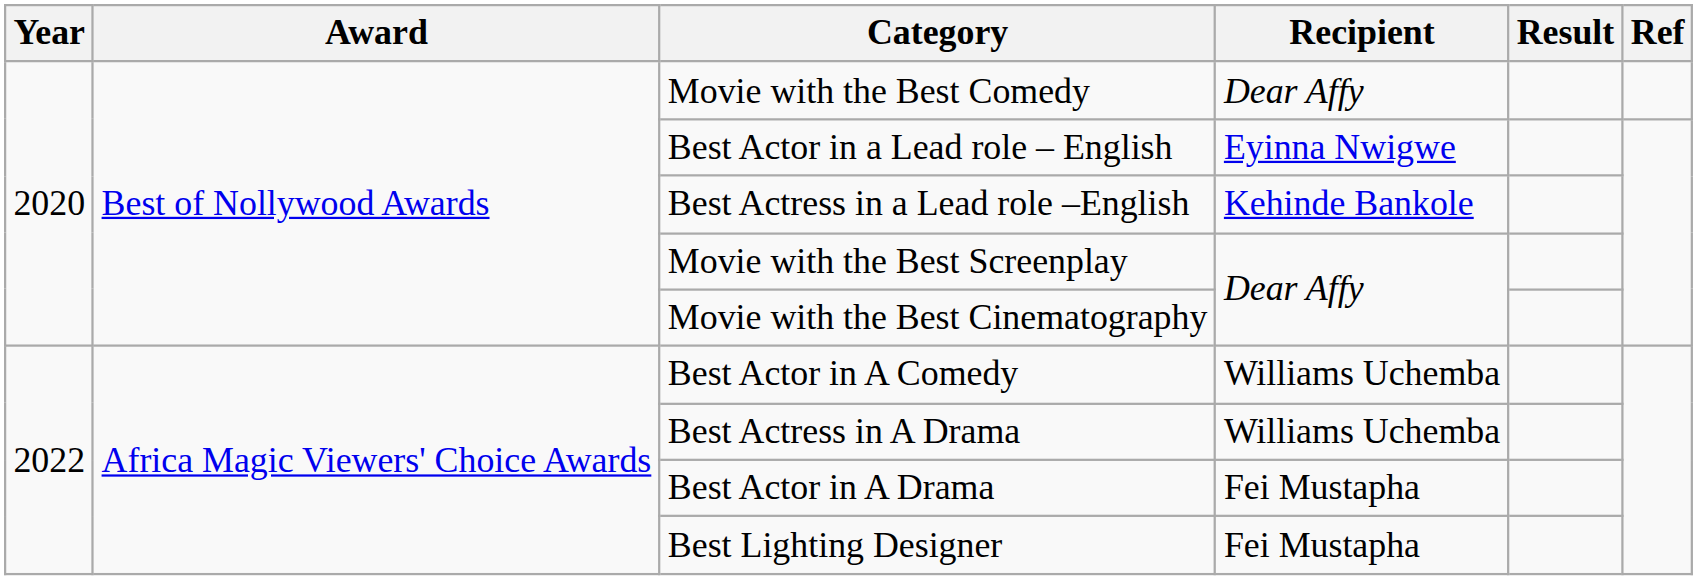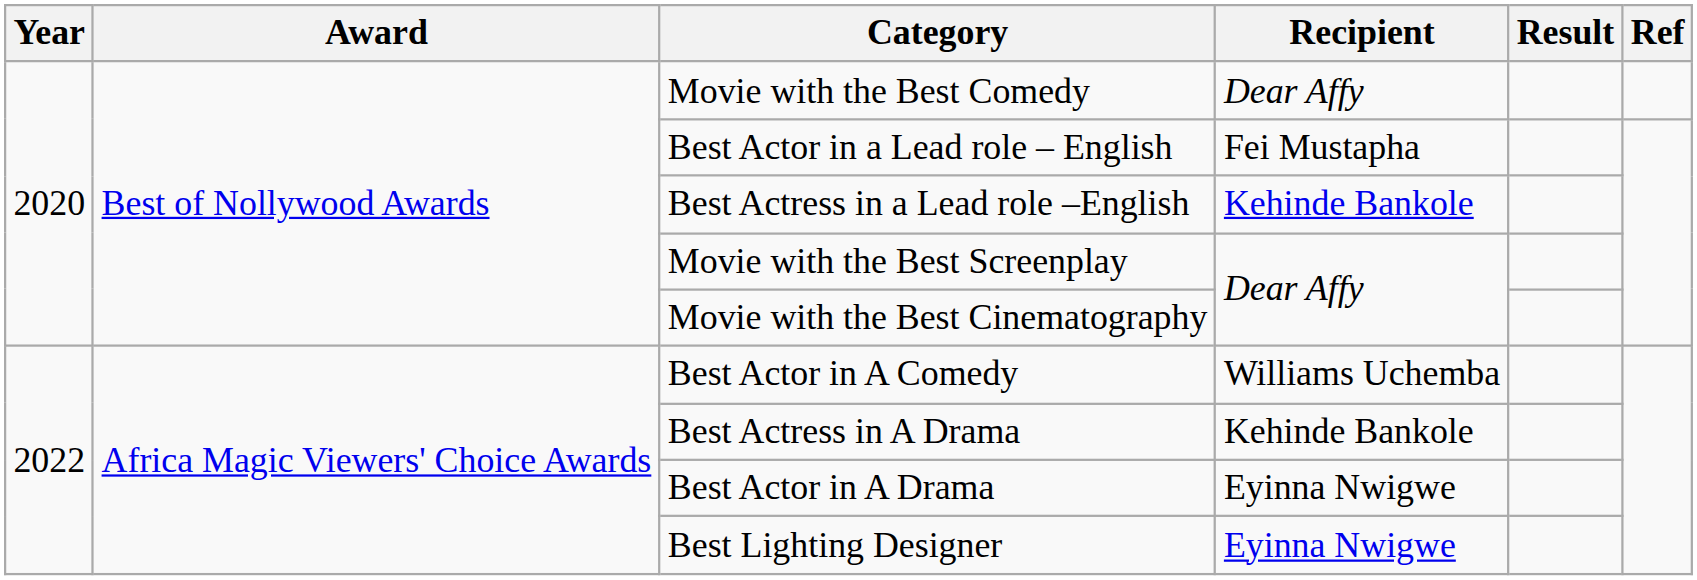(1340, 146) Eyinna Nwigwe -> (1322, 146) Fei Mustapha
(1362, 430) Williams Uchemba -> (1349, 430) Kehinde Bankole
(1322, 487) Fei Mustapha -> (1340, 487) Eyinna Nwigwe
(1322, 544) Fei Mustapha -> (1340, 544) Eyinna Nwigwe
